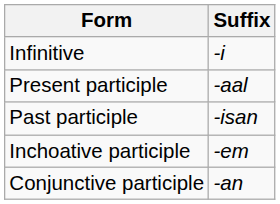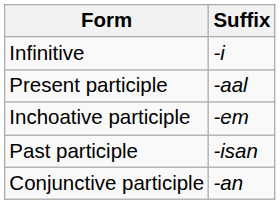rows swapped: (74, 118) <-> (100, 150)
